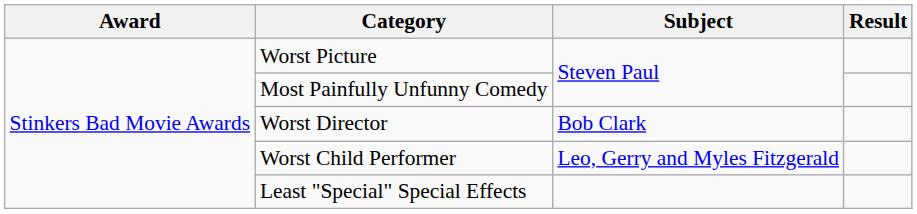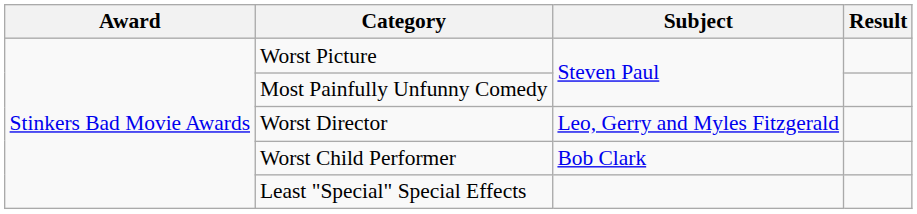(602, 123) Bob Clark -> (698, 123) Leo, Gerry and Myles Fitzgerald
(698, 157) Leo, Gerry and Myles Fitzgerald -> (602, 157) Bob Clark
